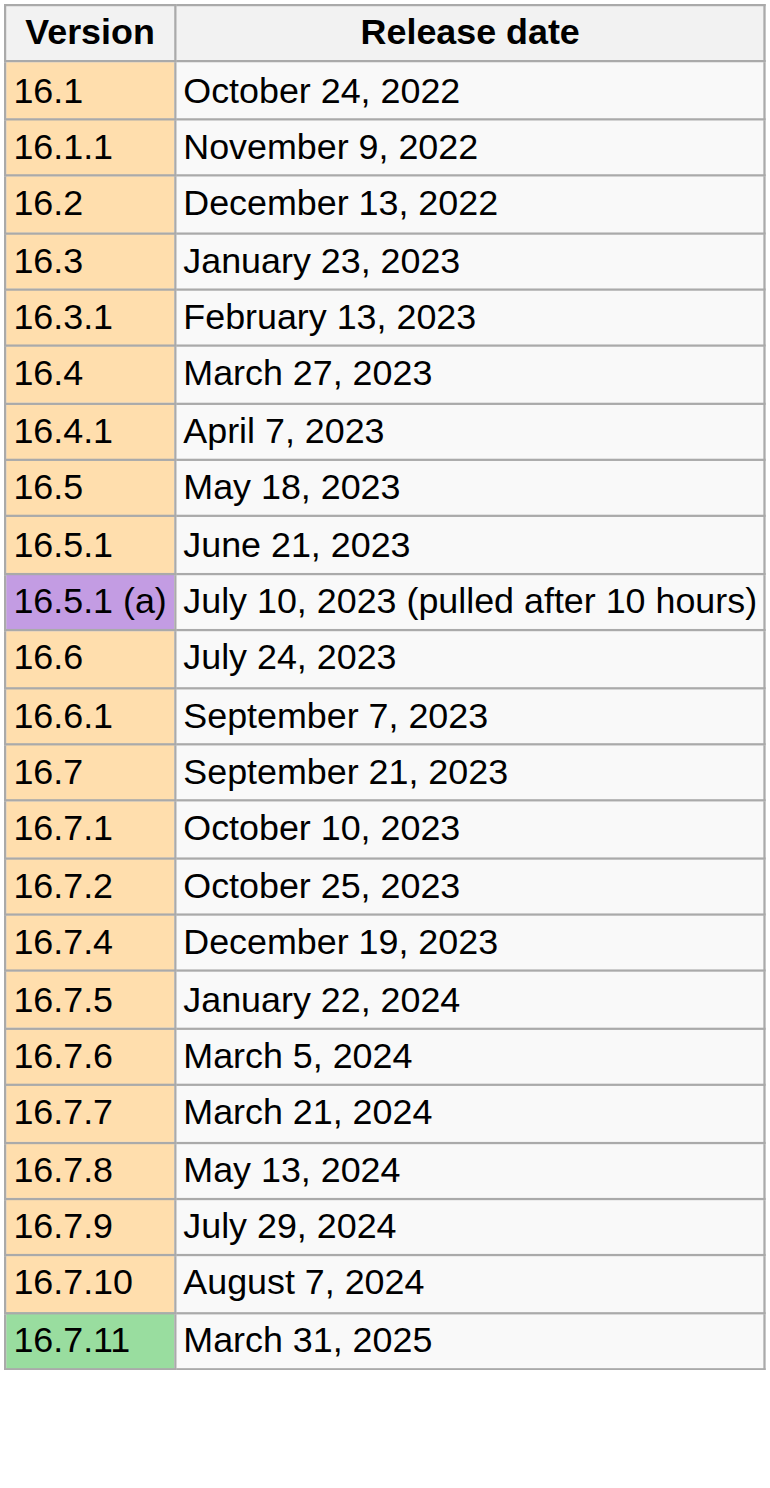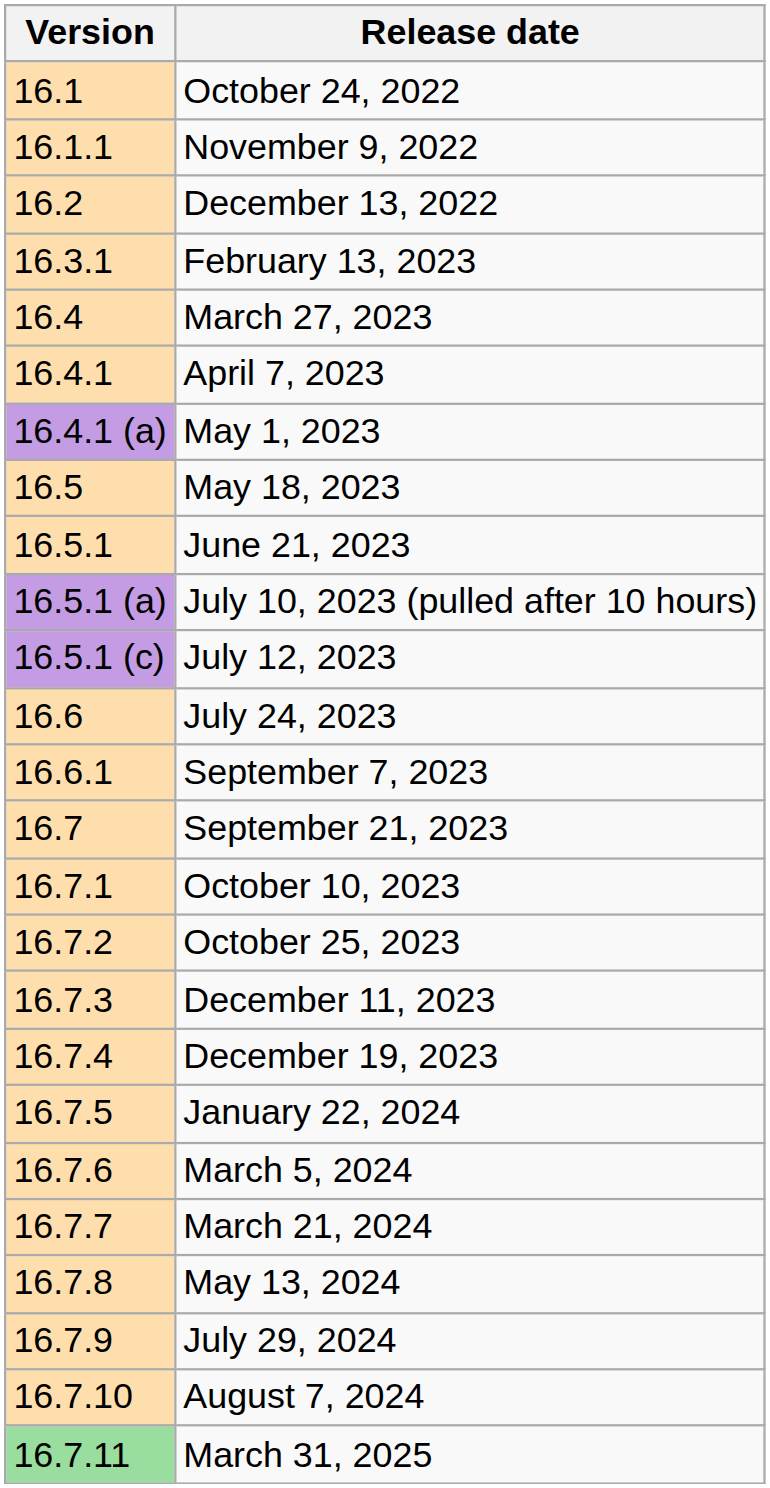- row: (322, 260)
+ row: (282, 430)
+ row: (290, 658)
+ row: (339, 999)
